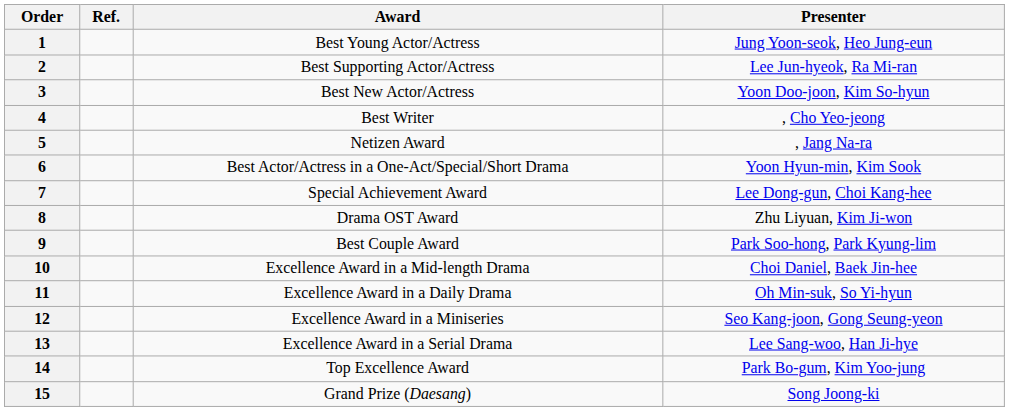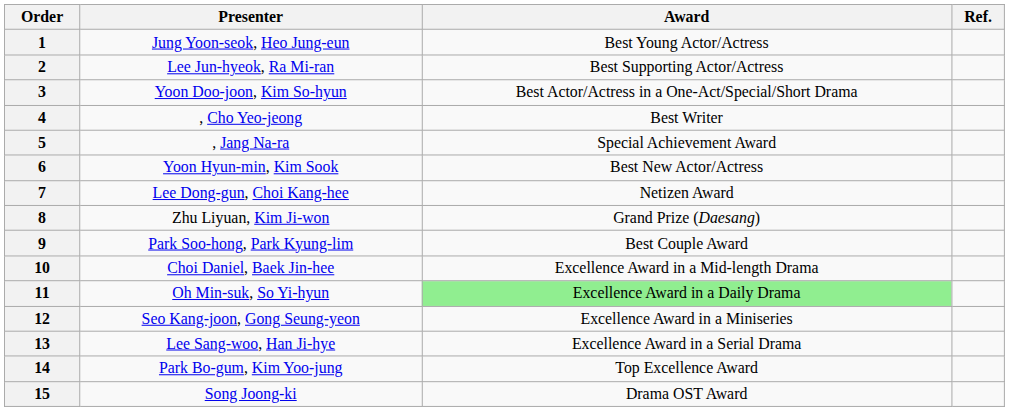columns swapped: (833, 17) <-> (106, 17)
(398, 92) Best New Actor/Actress -> (687, 92) Best Actor/Actress in a One-Act/Special/Short Drama
(398, 142) Netizen Award -> (687, 142) Special Achievement Award
(398, 167) Best Actor/Actress in a One-Act/Special/Short Drama -> (687, 167) Best New Actor/Actress
(398, 192) Special Achievement Award -> (687, 192) Netizen Award
(398, 218) Drama OST Award -> (687, 218) Grand Prize (Daesang)
(398, 293) no background -> (687, 293) lightgreen background
(398, 393) Grand Prize (Daesang) -> (687, 393) Drama OST Award
